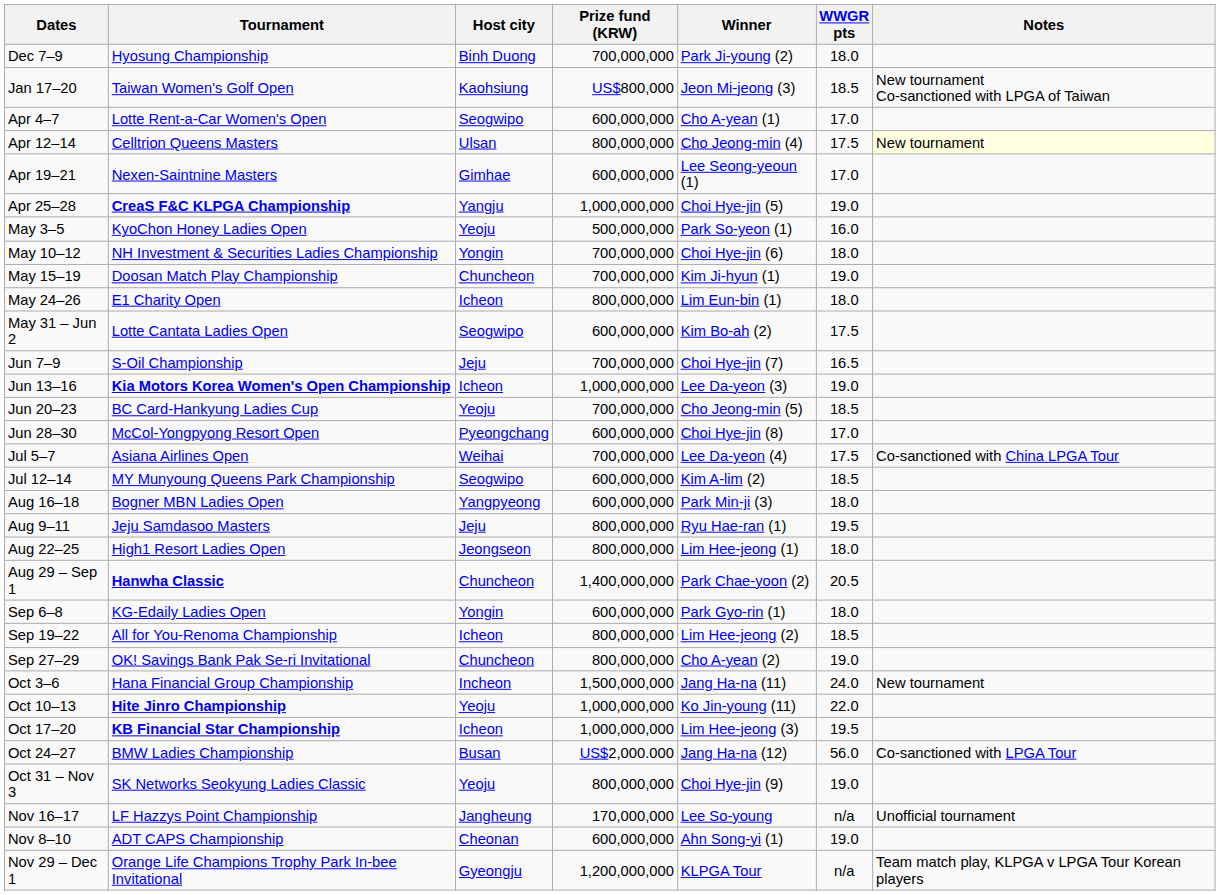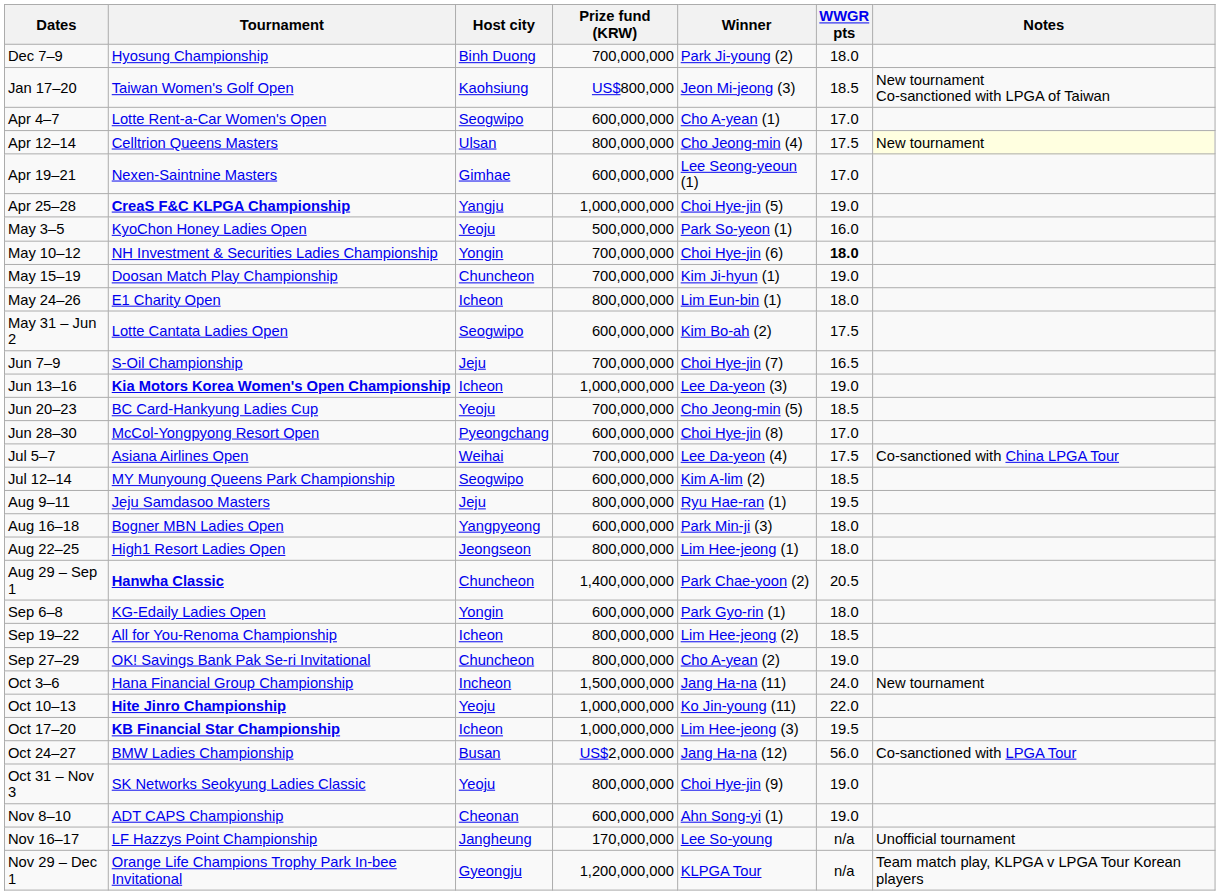(844, 253) normal -> (844, 253) bold
rows swapped: (39, 526) <-> (44, 502)
rows swapped: (39, 839) <-> (44, 816)
